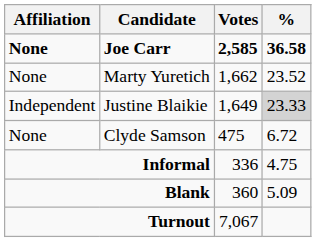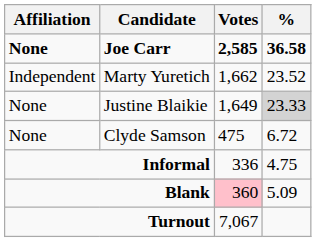(28, 77) None -> (52, 77) Independent
(52, 106) Independent -> (28, 106) None
(245, 193) no background -> (245, 193) pink background
